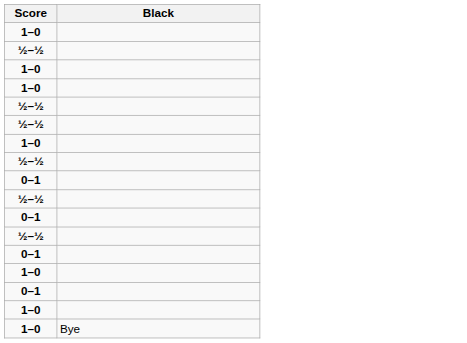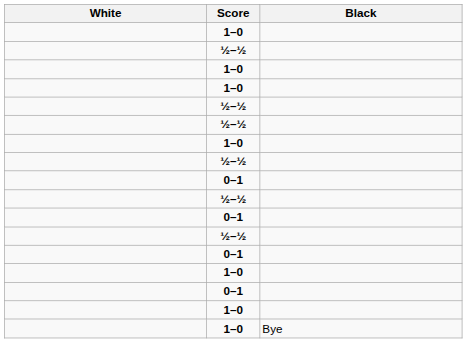+ column: (106, 13)
